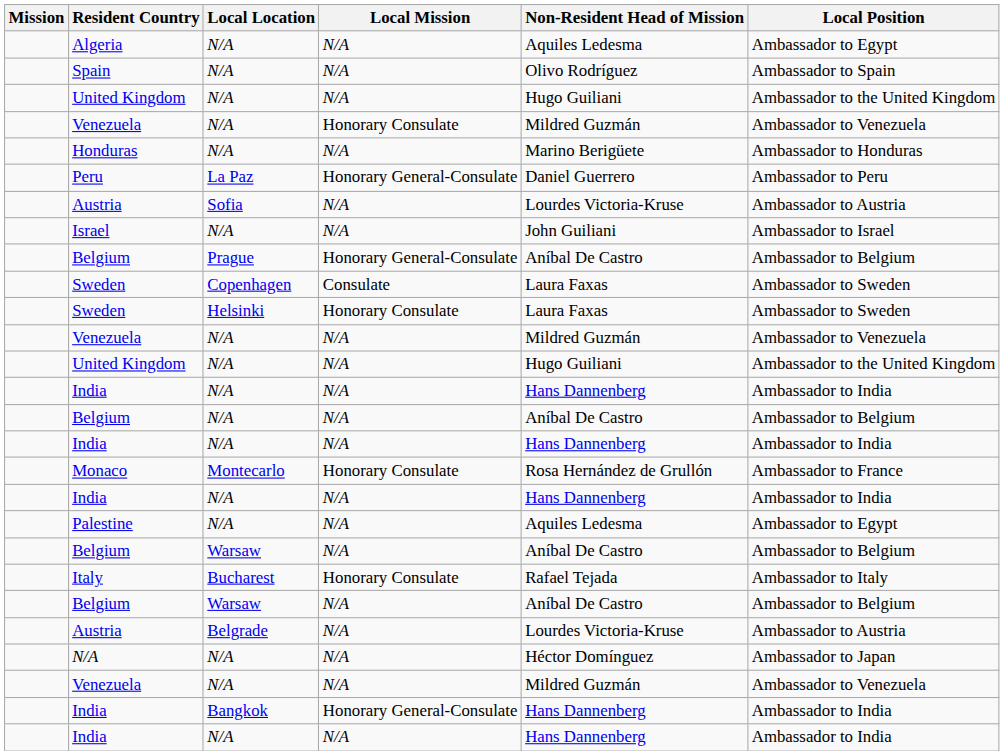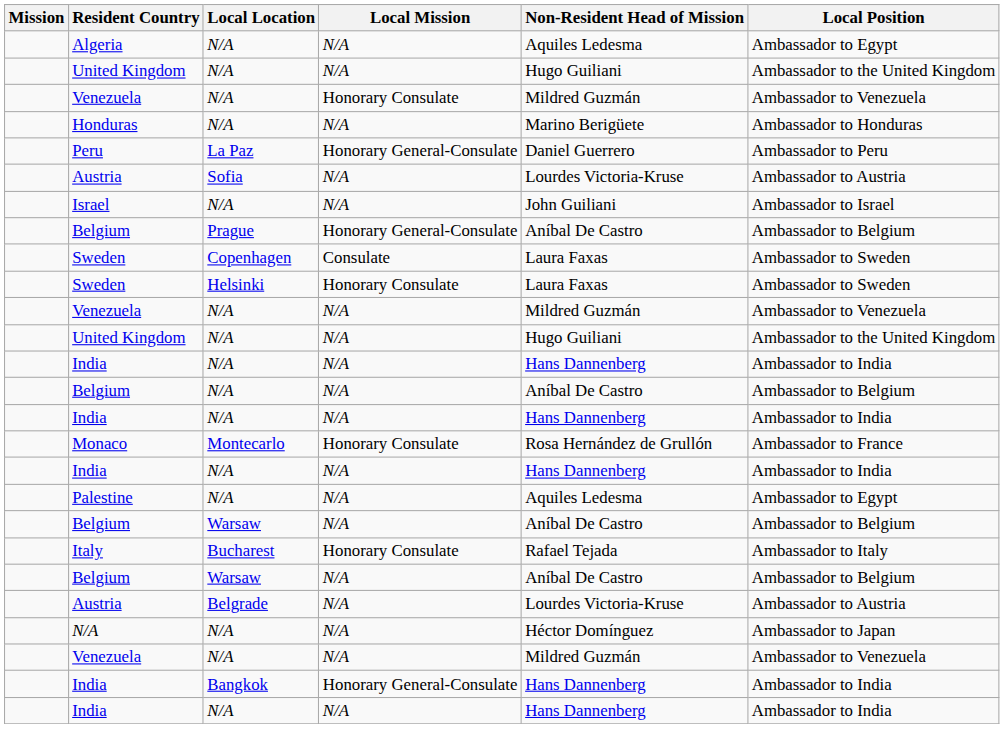- row: (91, 71)
